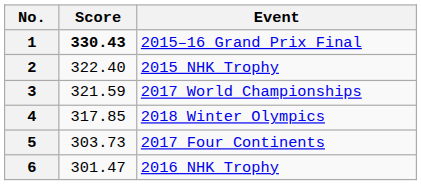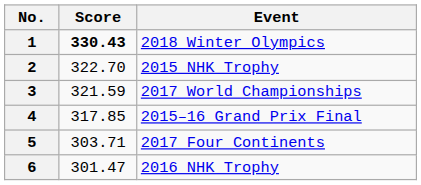(251, 42) 2015–16 Grand Prix Final -> (233, 42) 2018 Winter Olympics
(98, 67) 322.40 -> (98, 67) 322.70
(233, 117) 2018 Winter Olympics -> (251, 117) 2015–16 Grand Prix Final
(98, 142) 303.73 -> (98, 142) 303.71
